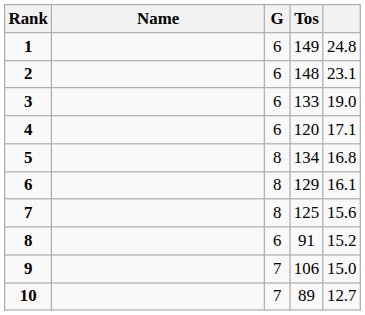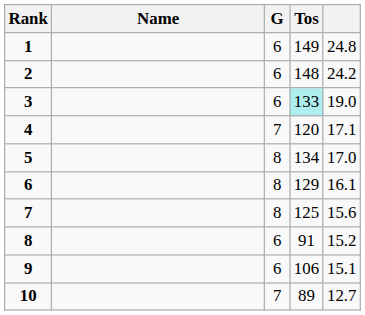(342, 74) 23.1 -> (342, 74) 24.2
(306, 102) no background -> (306, 102) paleturquoise background
(277, 129) 6 -> (277, 129) 7
(342, 157) 16.8 -> (342, 157) 17.0
(277, 268) 7 -> (277, 268) 6
(342, 268) 15.0 -> (342, 268) 15.1
